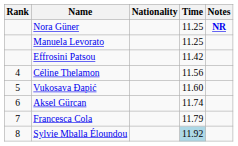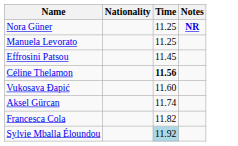- column: (18, 12)
(193, 57) 11.42 -> (166, 57) 11.45
(193, 73) normal -> (166, 73) bold
(193, 118) 11.79 -> (166, 118) 11.82
